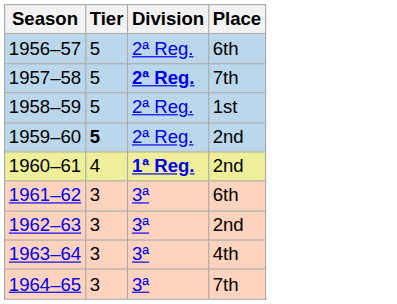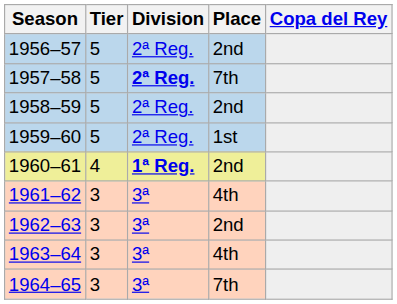+ column: (329, 19)
(226, 48) 6th -> (228, 48) 2nd
(225, 107) 1st -> (228, 107) 2nd
(95, 136) bold -> (95, 136) normal
(228, 136) 2nd -> (225, 136) 1st
(226, 195) 6th -> (226, 195) 4th
